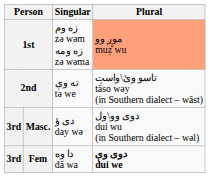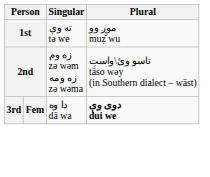(72, 45) زه وم zə wəm زه ومه zə wəma -> (60, 33) ته وې tə we
(111, 45) lightsalmon background -> (105, 33) no background
(66, 88) ته وې tə we -> (66, 72) زه وم zə wəm زه ومه zə wəma
- row: (38, 126)
